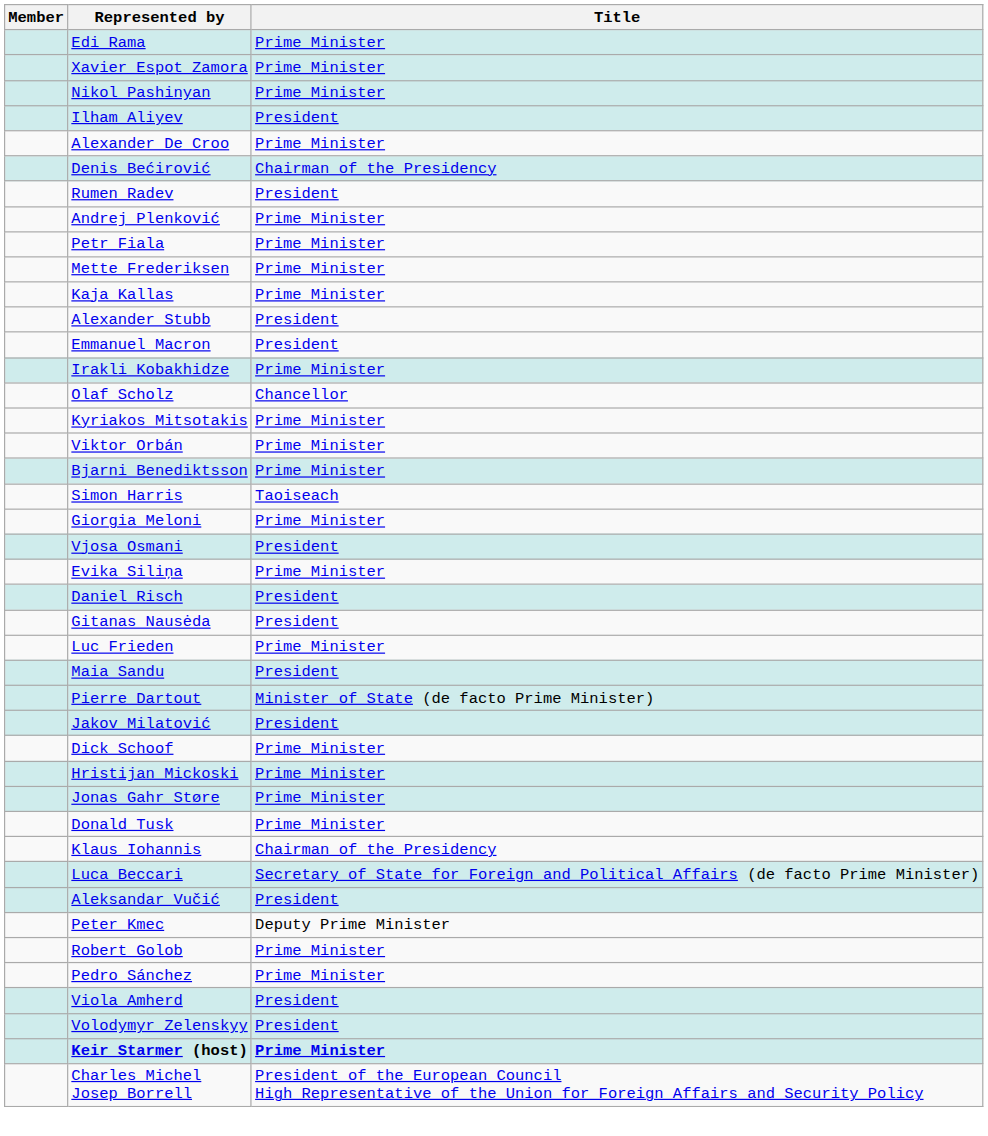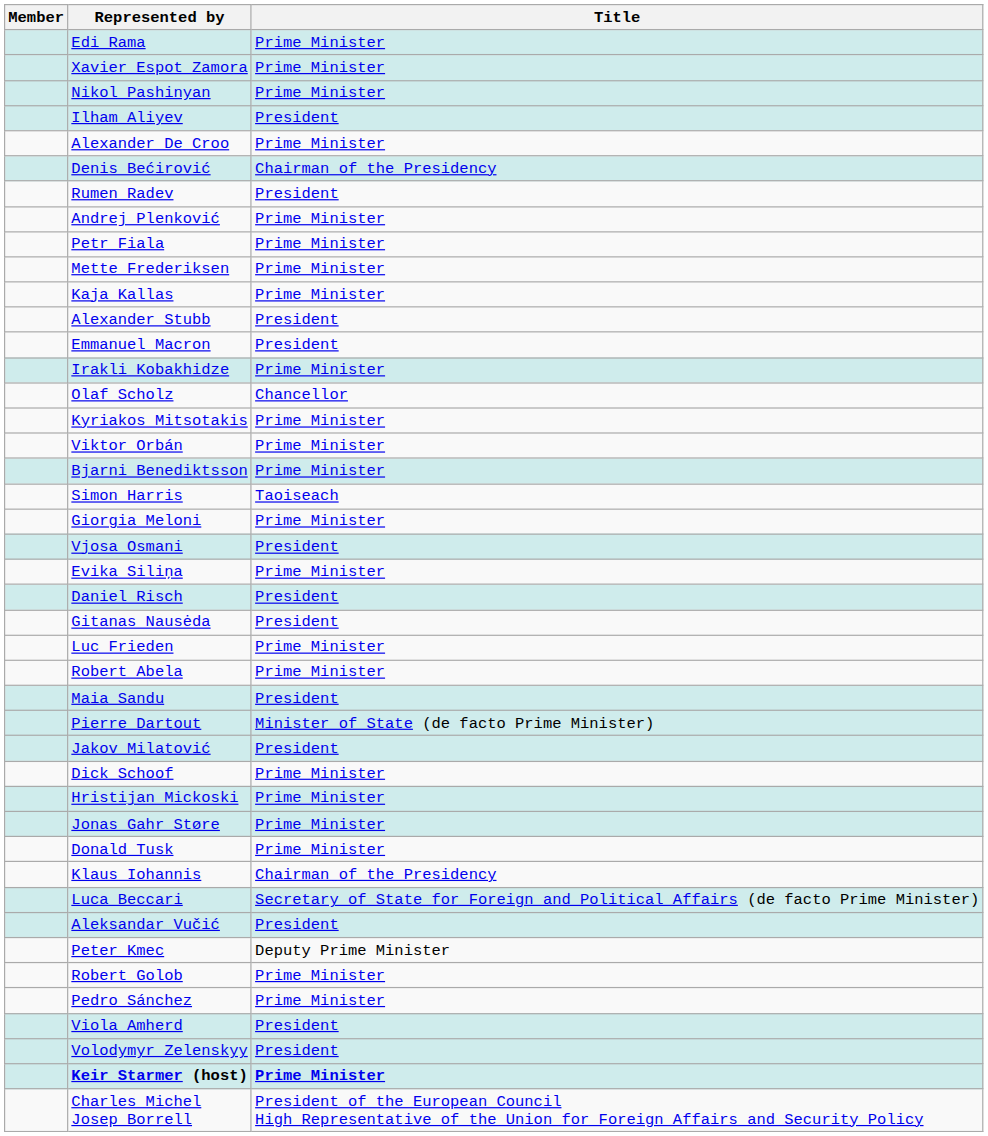+ row: (127, 673)
